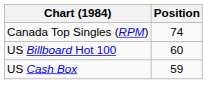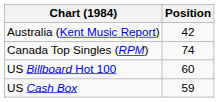+ row: (83, 32)
